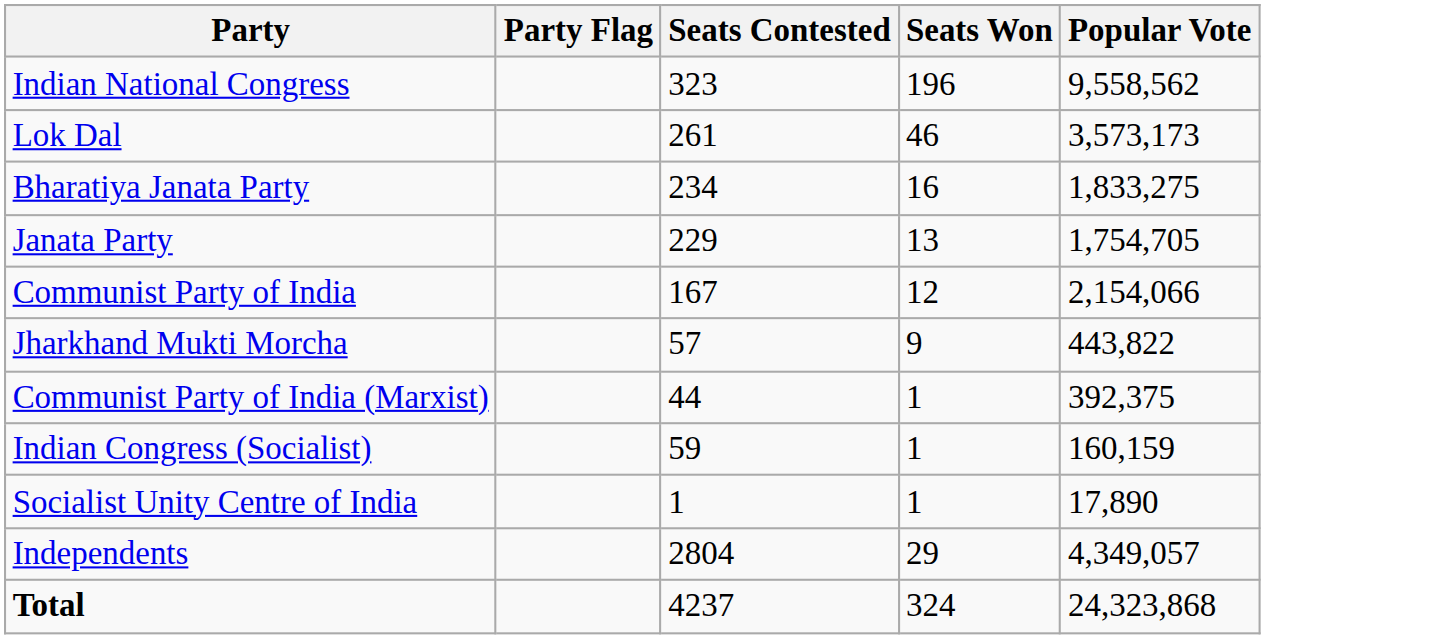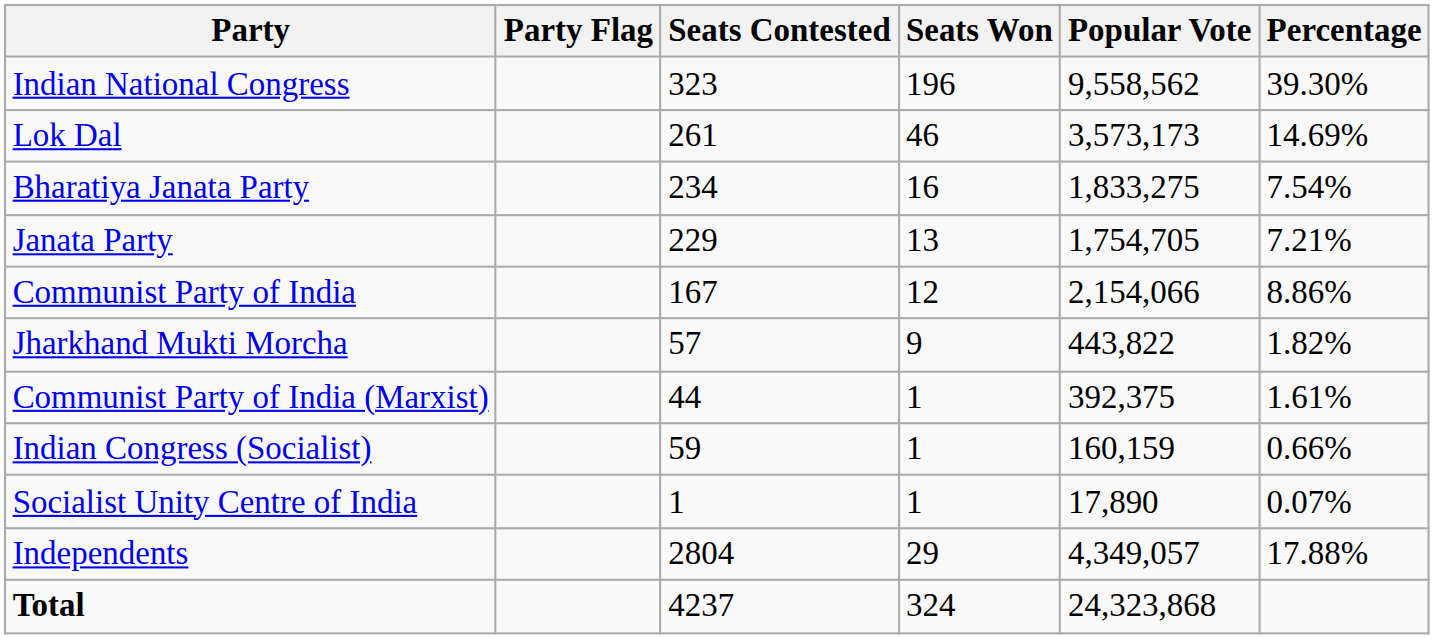+ column: (1344, 30)
